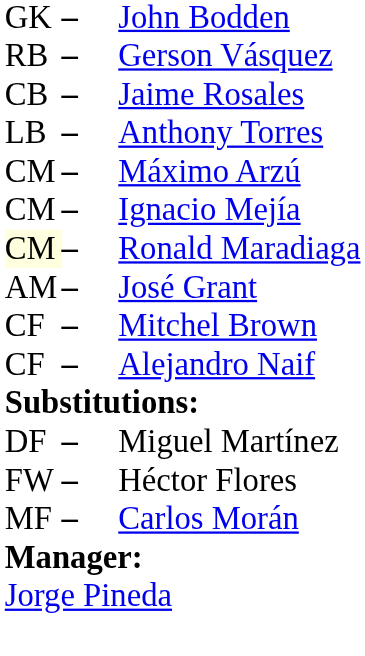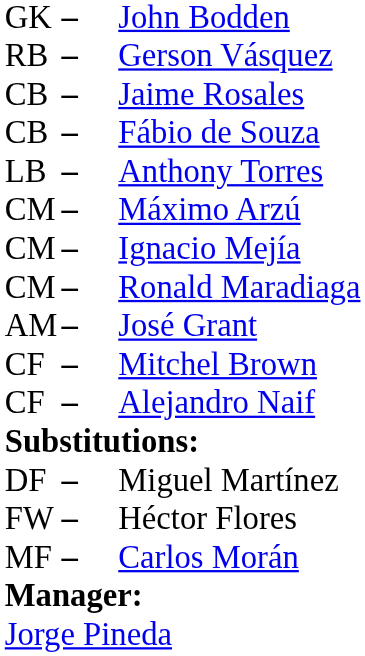+ row: (219, 132)
(30, 248) lightyellow background -> (30, 286) no background
